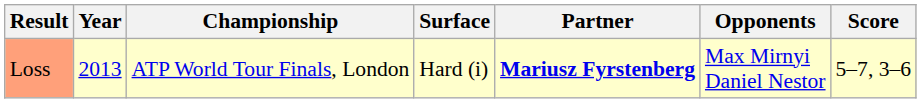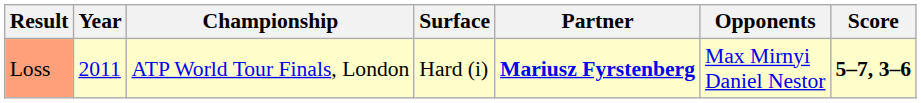(100, 68) 2013 -> (100, 68) 2011
(873, 68) normal -> (873, 68) bold
